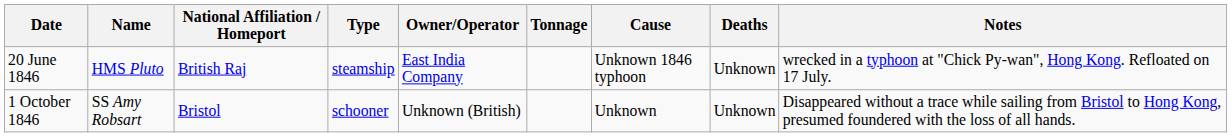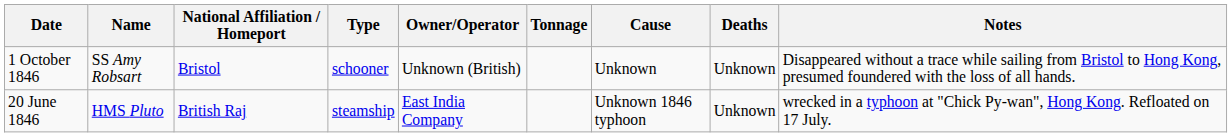rows swapped: (32, 68) <-> (39, 110)
